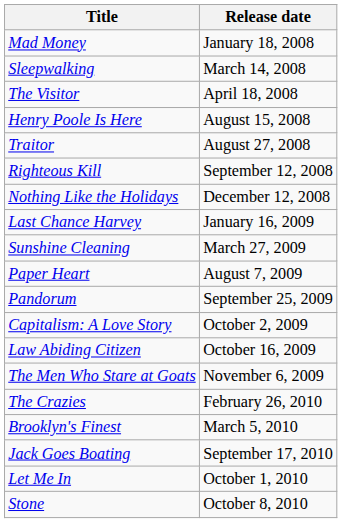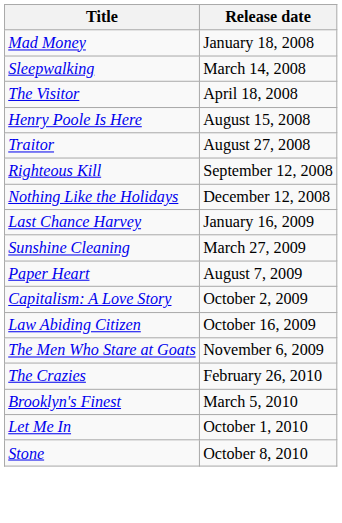- row: (42, 299)
- row: (69, 453)
